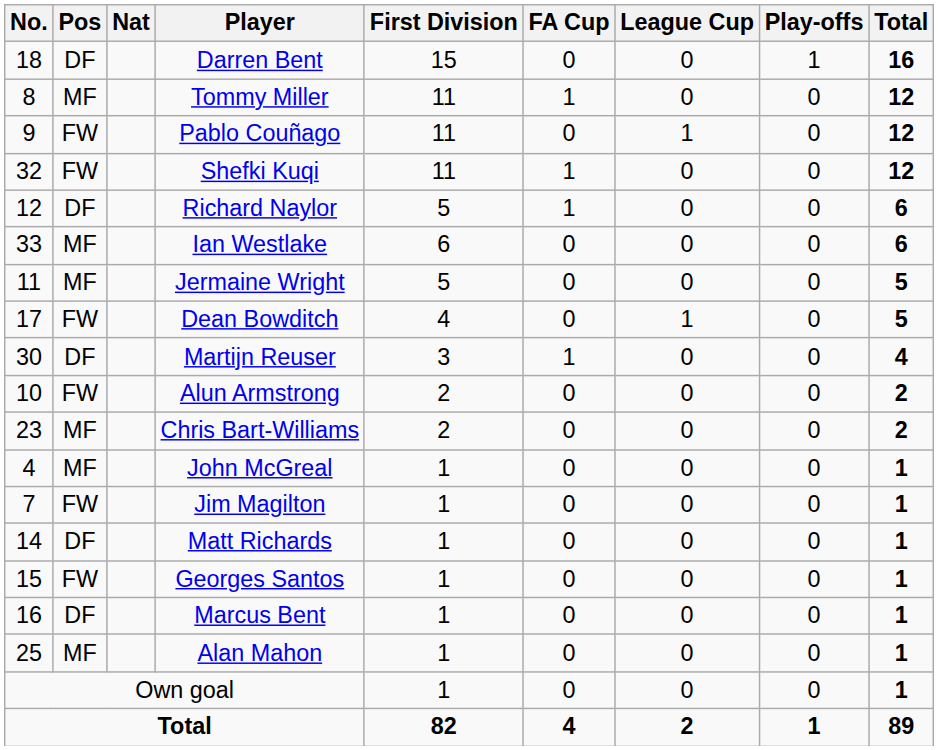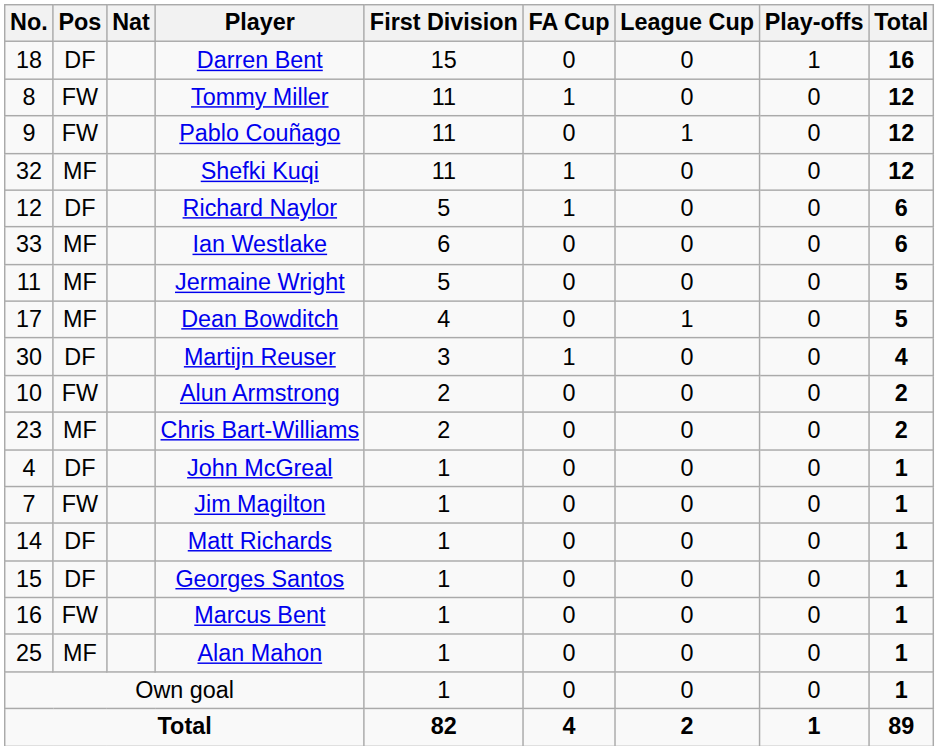(80, 97) MF -> (80, 97) FW
(80, 171) FW -> (80, 171) MF
(80, 319) FW -> (80, 319) MF
(80, 467) MF -> (80, 467) DF
(80, 578) FW -> (80, 578) DF
(80, 615) DF -> (80, 615) FW
